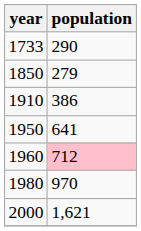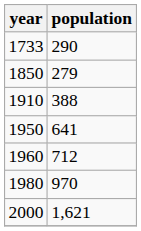(65, 101) 386 -> (65, 101) 388
(65, 156) pink background -> (65, 156) no background
